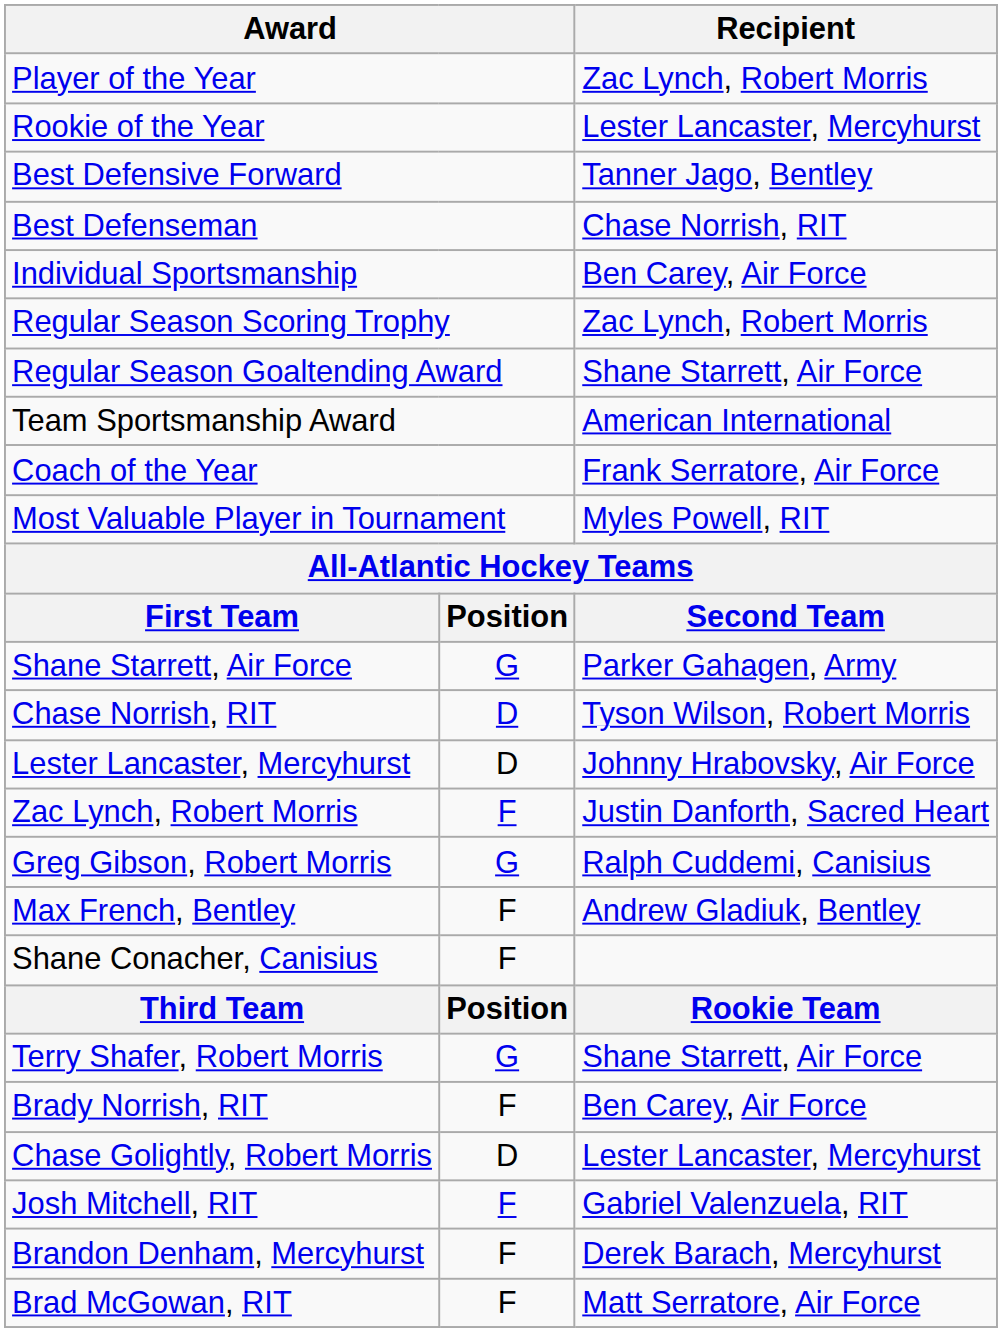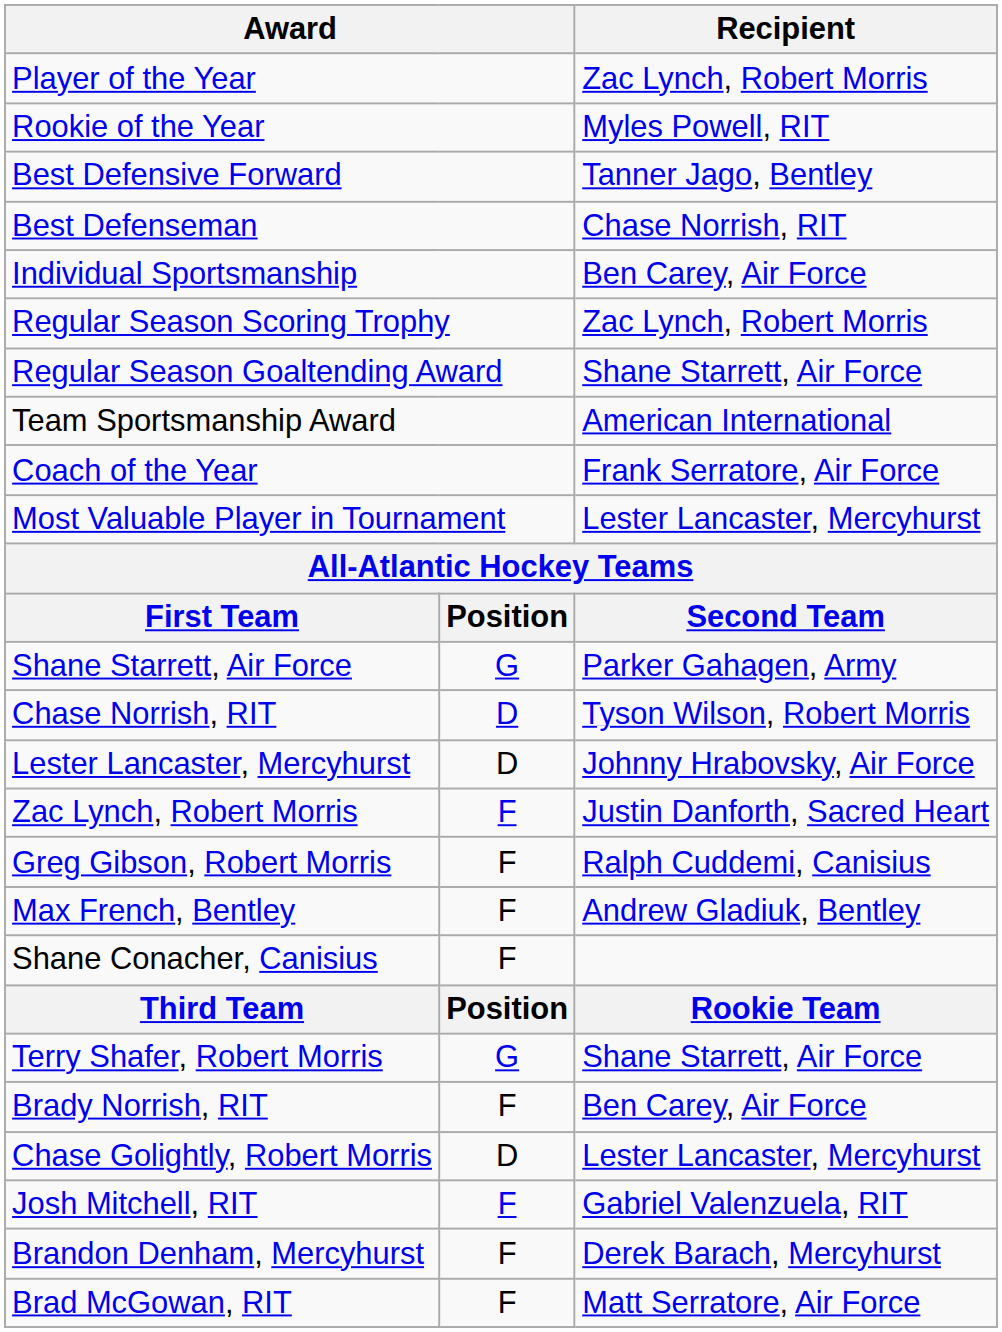(781, 126) Lester Lancaster, Mercyhurst -> (706, 126) Myles Powell, RIT
(706, 518) Myles Powell, RIT -> (781, 518) Lester Lancaster, Mercyhurst
(507, 861) G -> (507, 861) F
